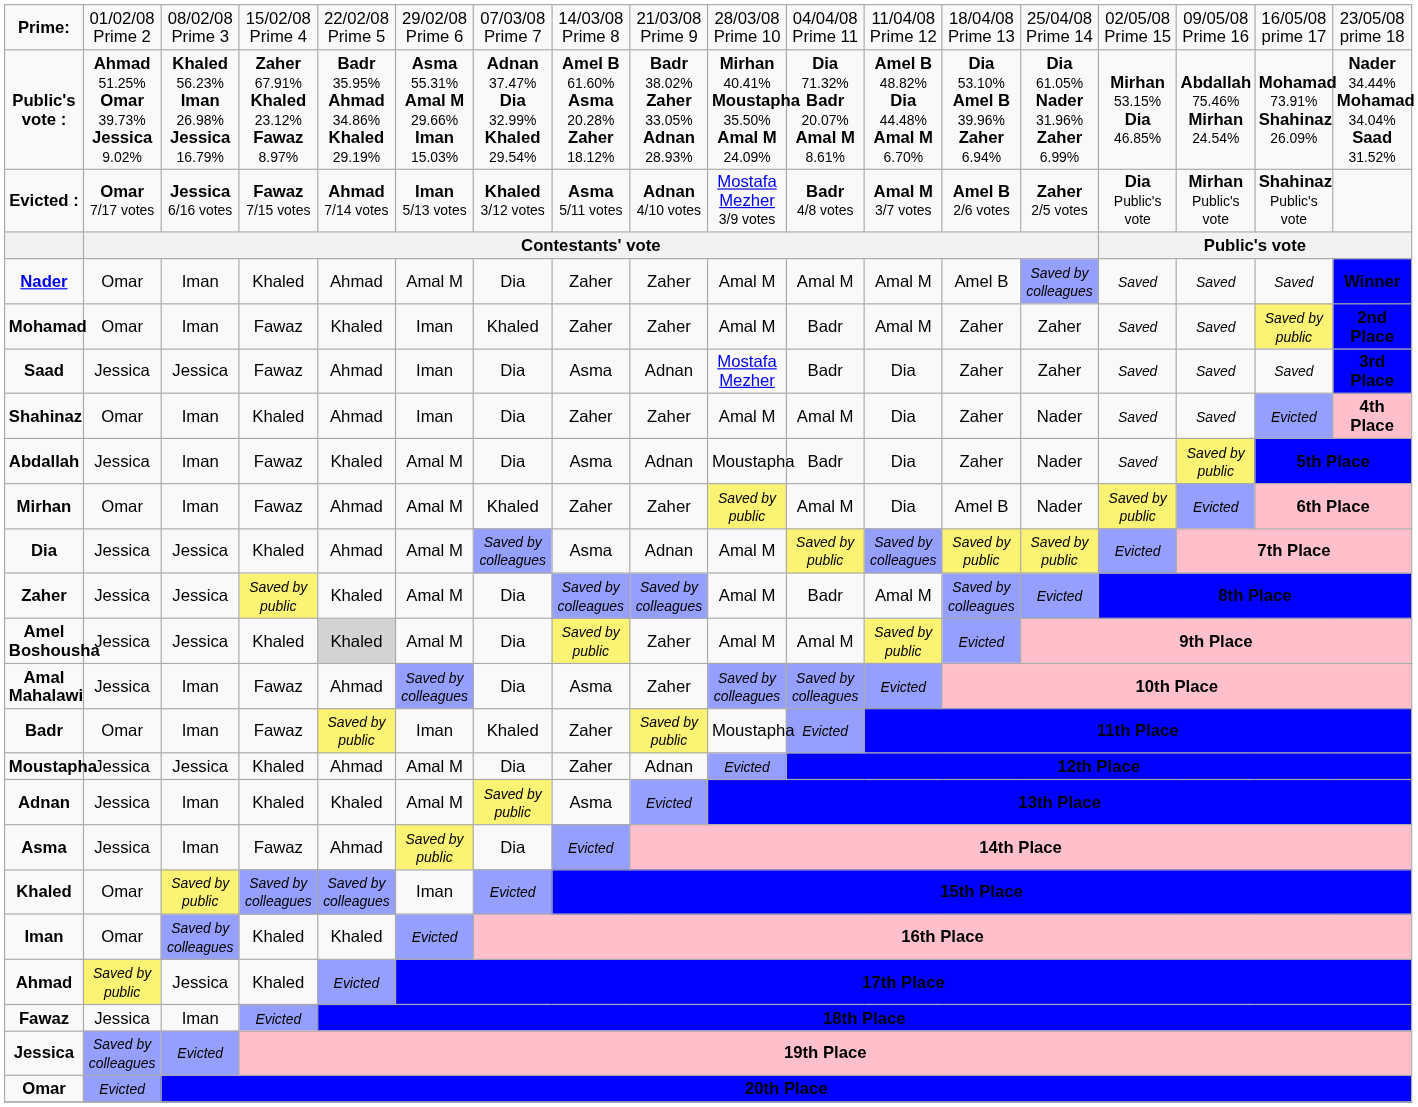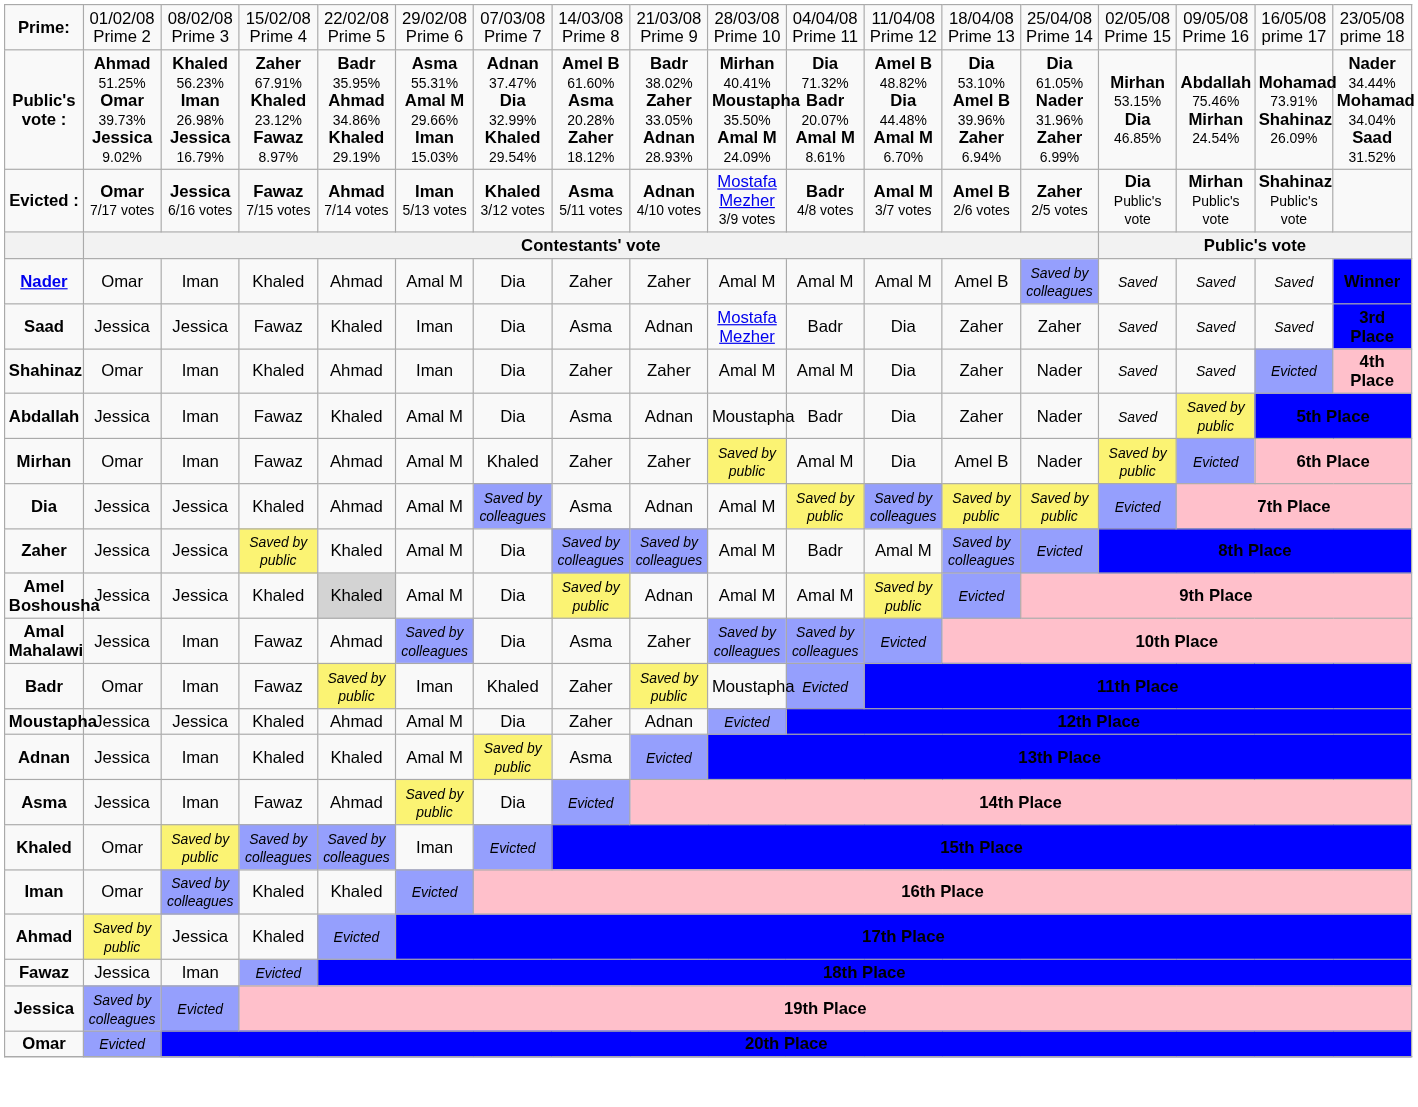- row: (48, 326)
(356, 371) Ahmad -> (356, 326) Khaled
(669, 641) Zaher -> (669, 596) Adnan
